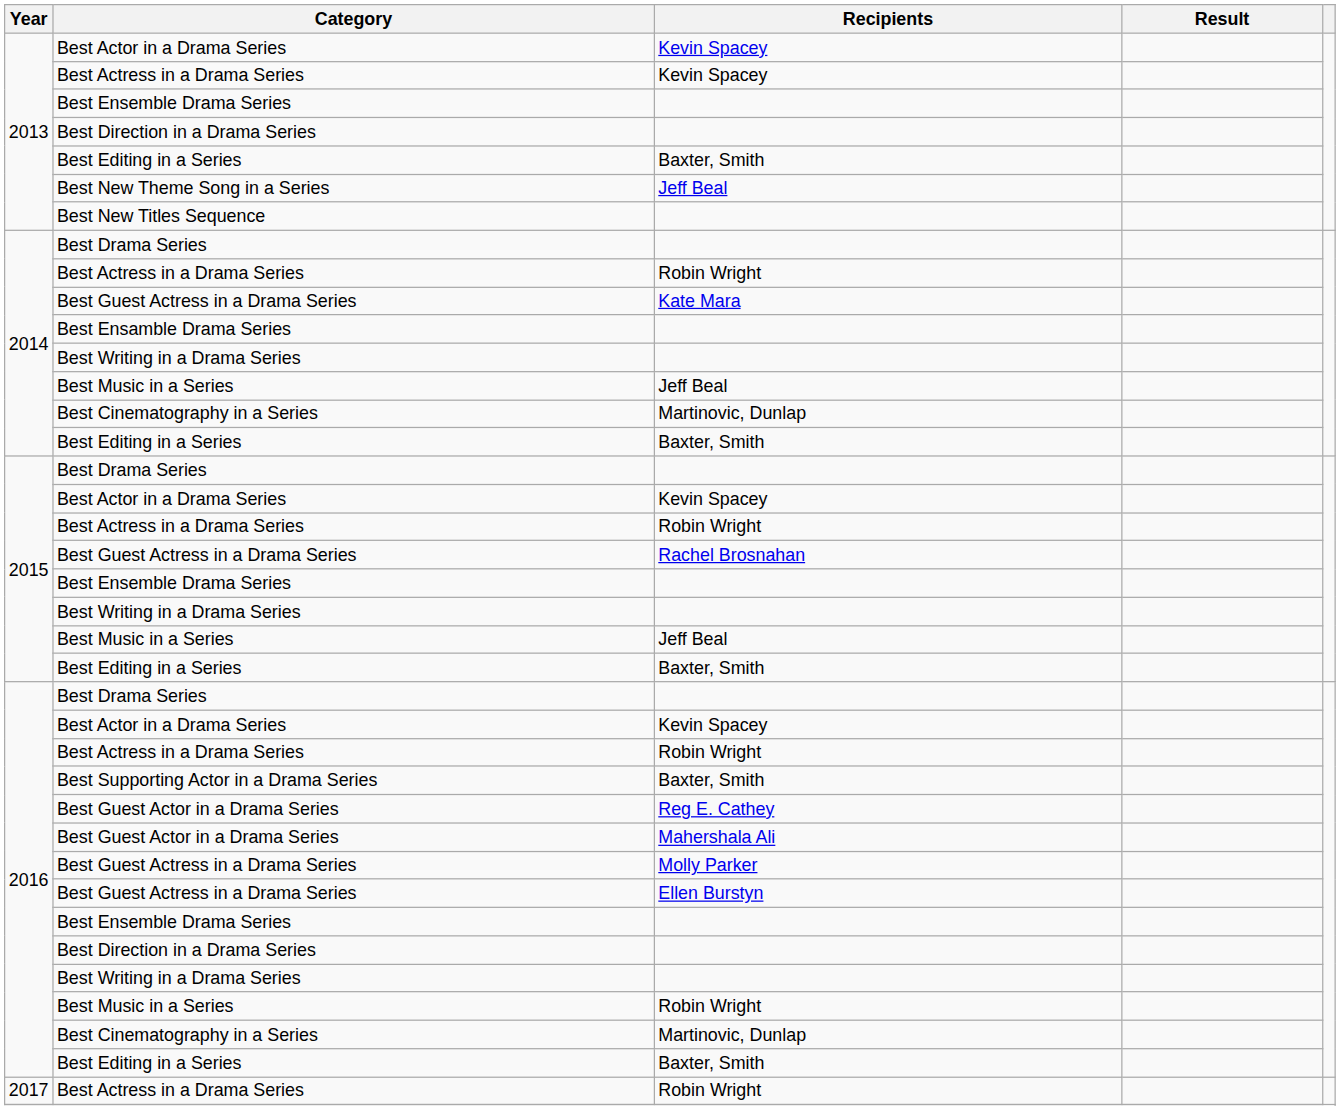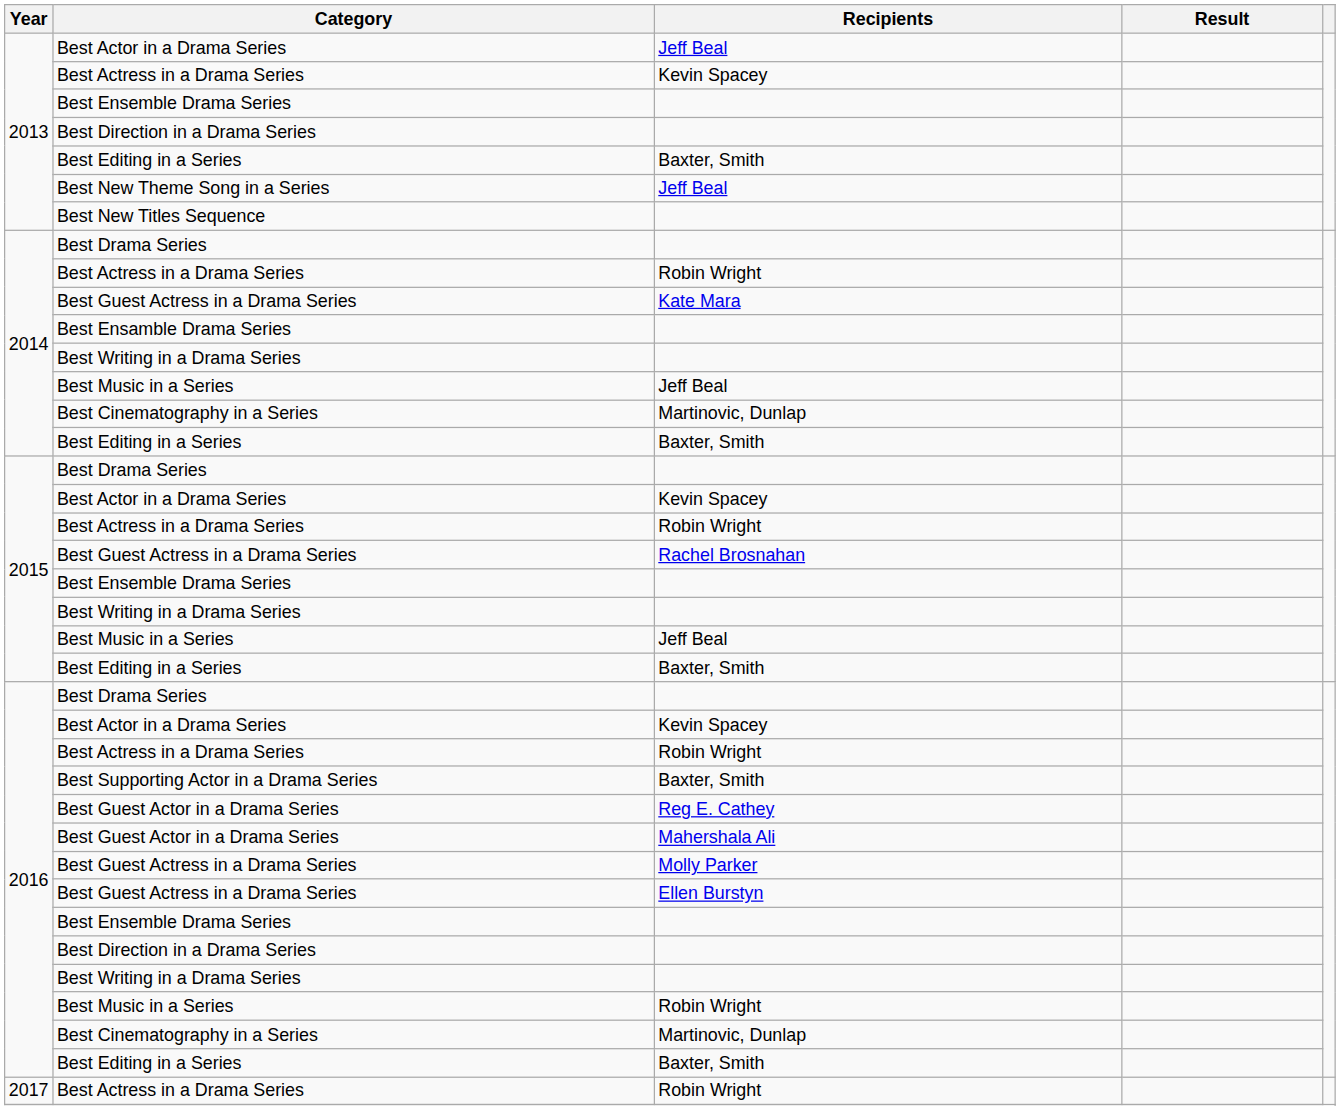(713, 47) Kevin Spacey -> (693, 47) Jeff Beal
